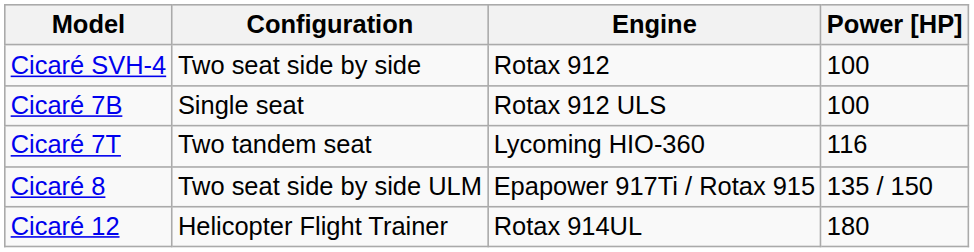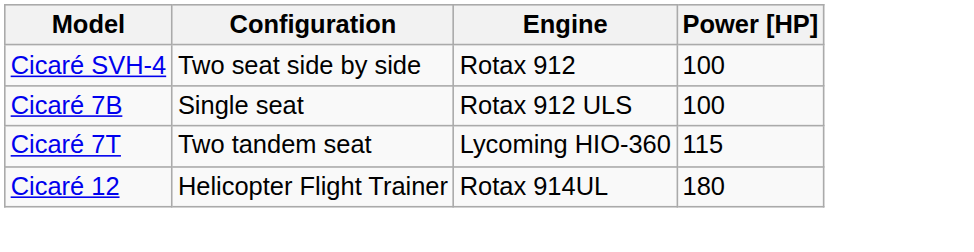(847, 145) 116 -> (703, 145) 115
- row: (58, 186)
